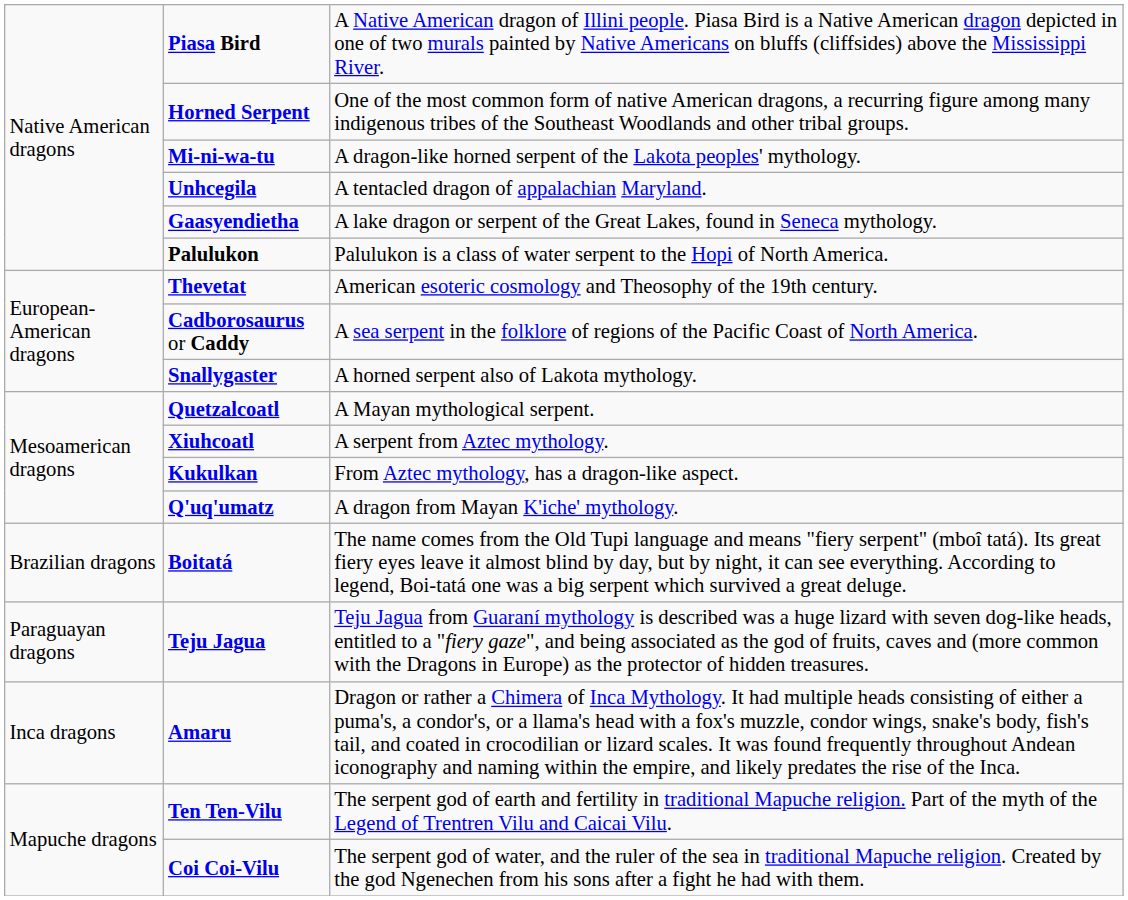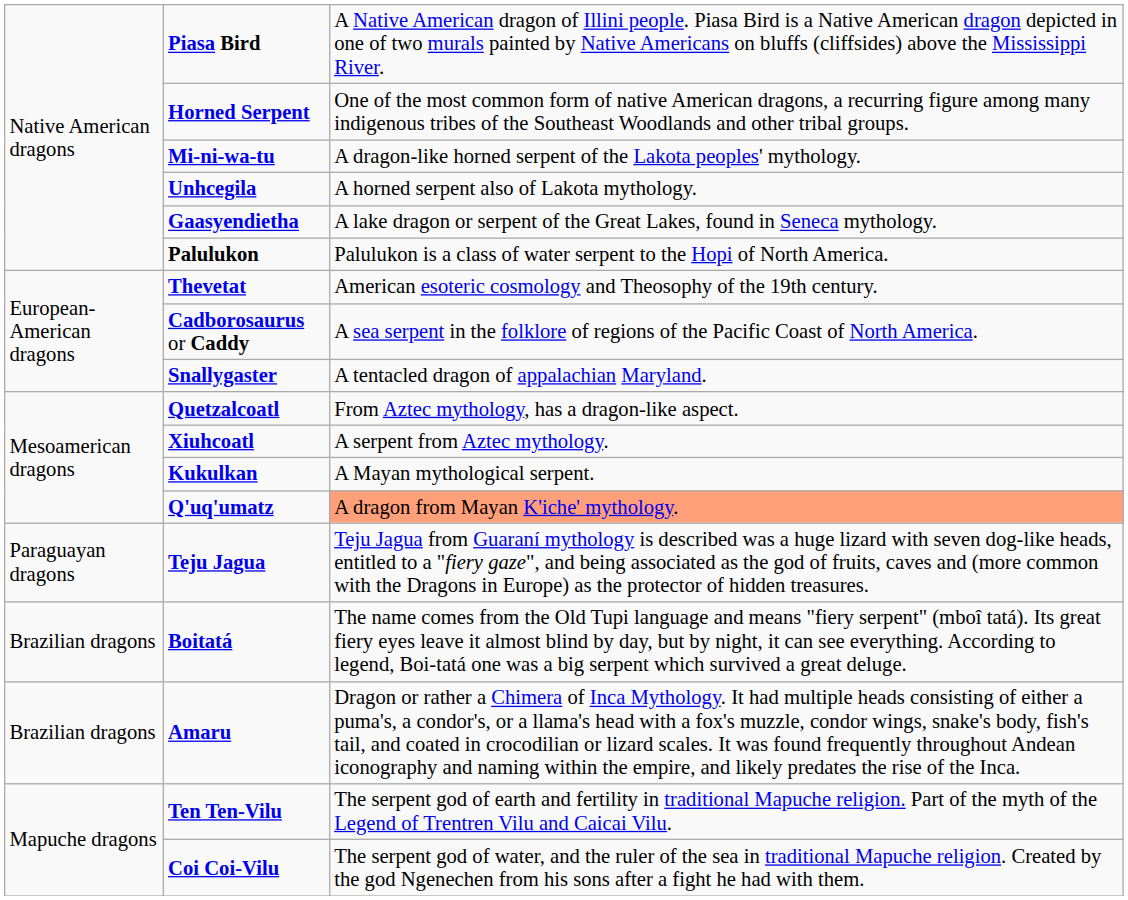(520, 188) A tentacled dragon of appalachian Maryland. -> (516, 188) A horned serpent also of Lakota mythology.
(516, 375) A horned serpent also of Lakota mythology. -> (520, 375) A tentacled dragon of appalachian Maryland.
(464, 408) A Mayan mythological serpent. -> (536, 408) From Aztec mythology, has a dragon-like aspect.
(536, 473) From Aztec mythology, has a dragon-like aspect. -> (464, 473) A Mayan mythological serpent.
(506, 506) no background -> (506, 506) lightsalmon background
rows swapped: (200, 562) <-> (217, 641)
(62, 732) Inca dragons -> (82, 732) Brazilian dragons
